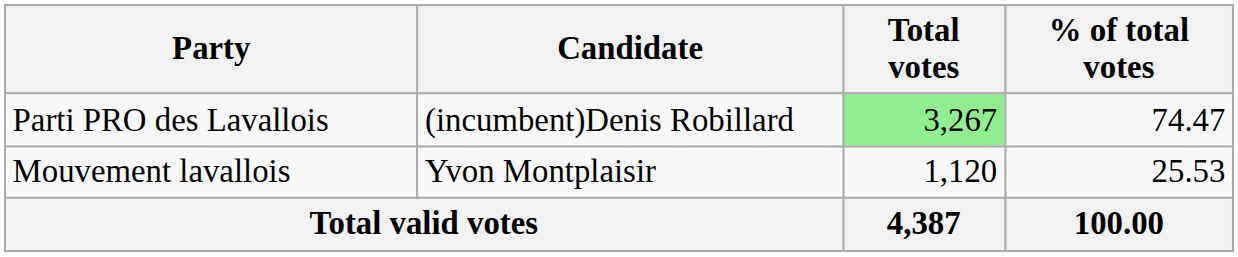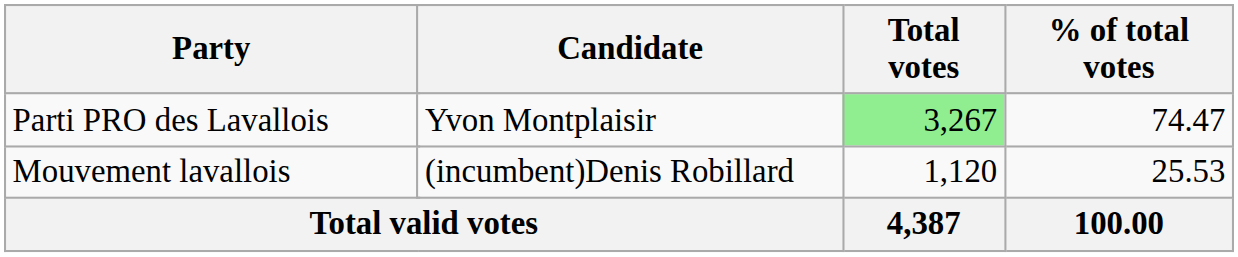(610, 119) (incumbent)Denis Robillard -> (540, 119) Yvon Montplaisir
(540, 171) Yvon Montplaisir -> (610, 171) (incumbent)Denis Robillard
